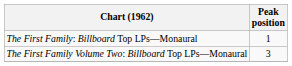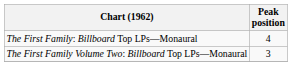(268, 38) 1 -> (268, 38) 4
